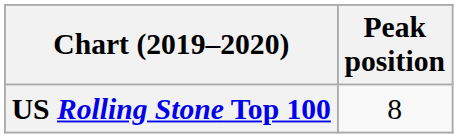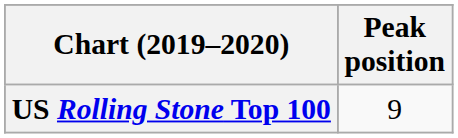(395, 108) 8 -> (395, 108) 9
